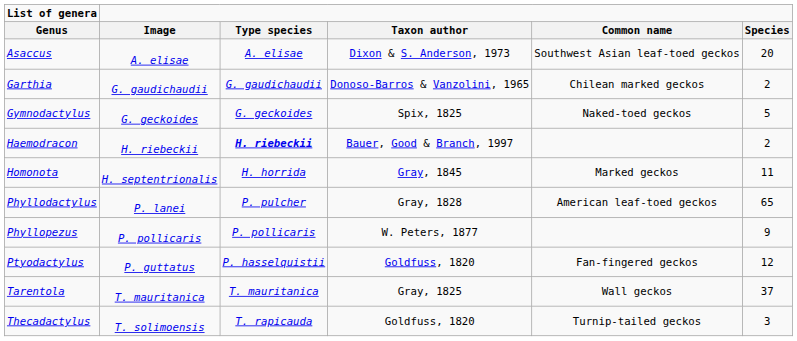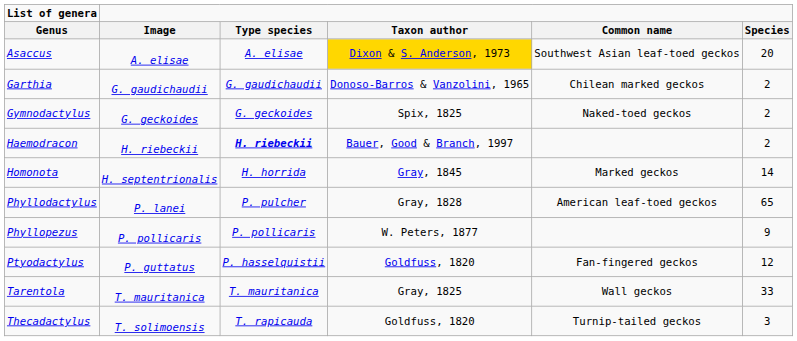(430, 54) no background -> (430, 54) gold background
(767, 113) 5 -> (767, 113) 2
(767, 173) 11 -> (767, 173) 14
(767, 291) 37 -> (767, 291) 33
